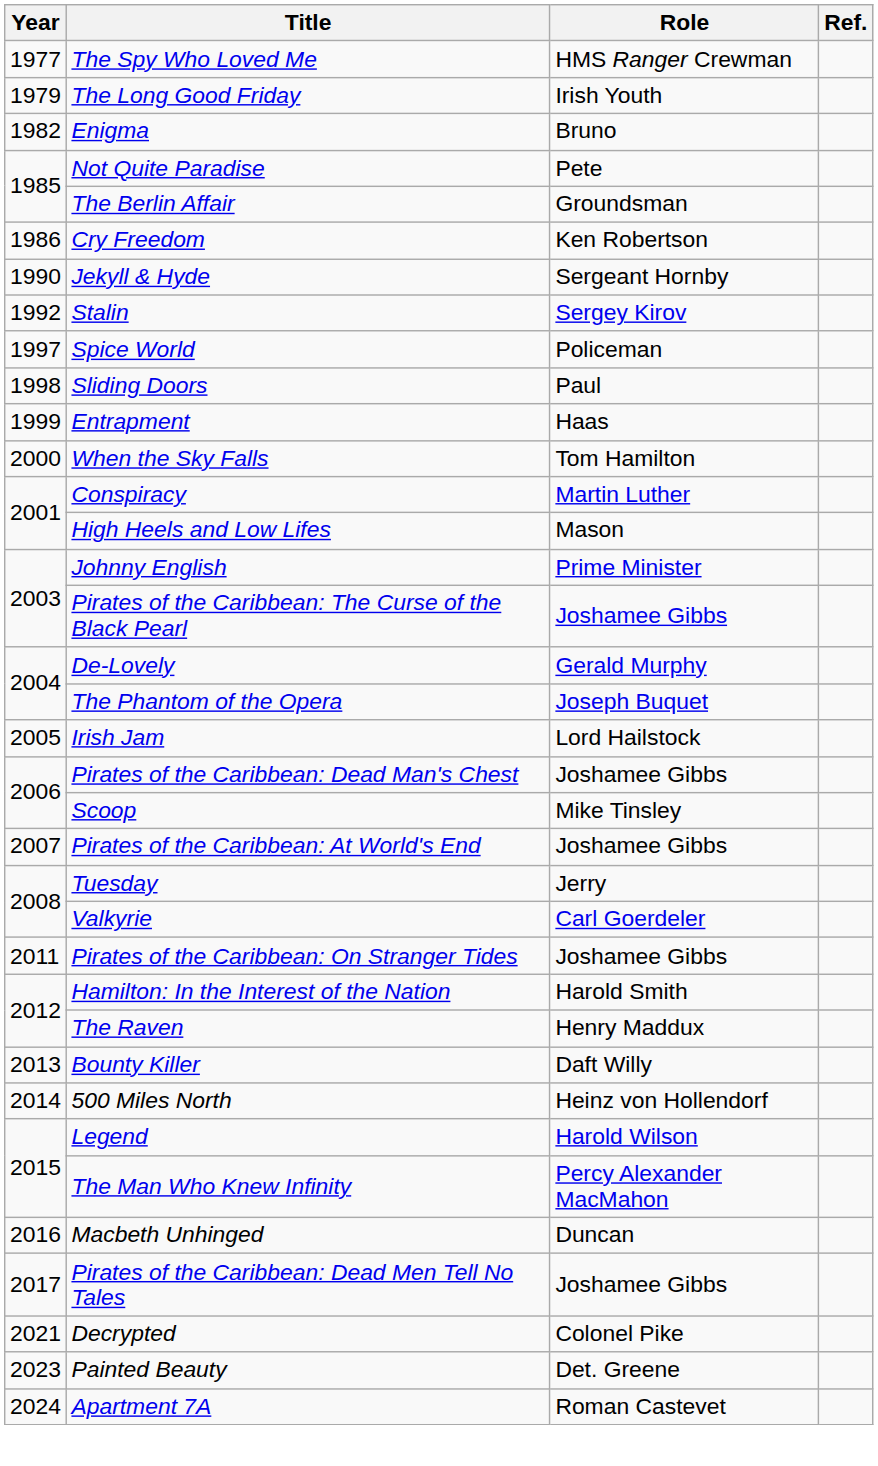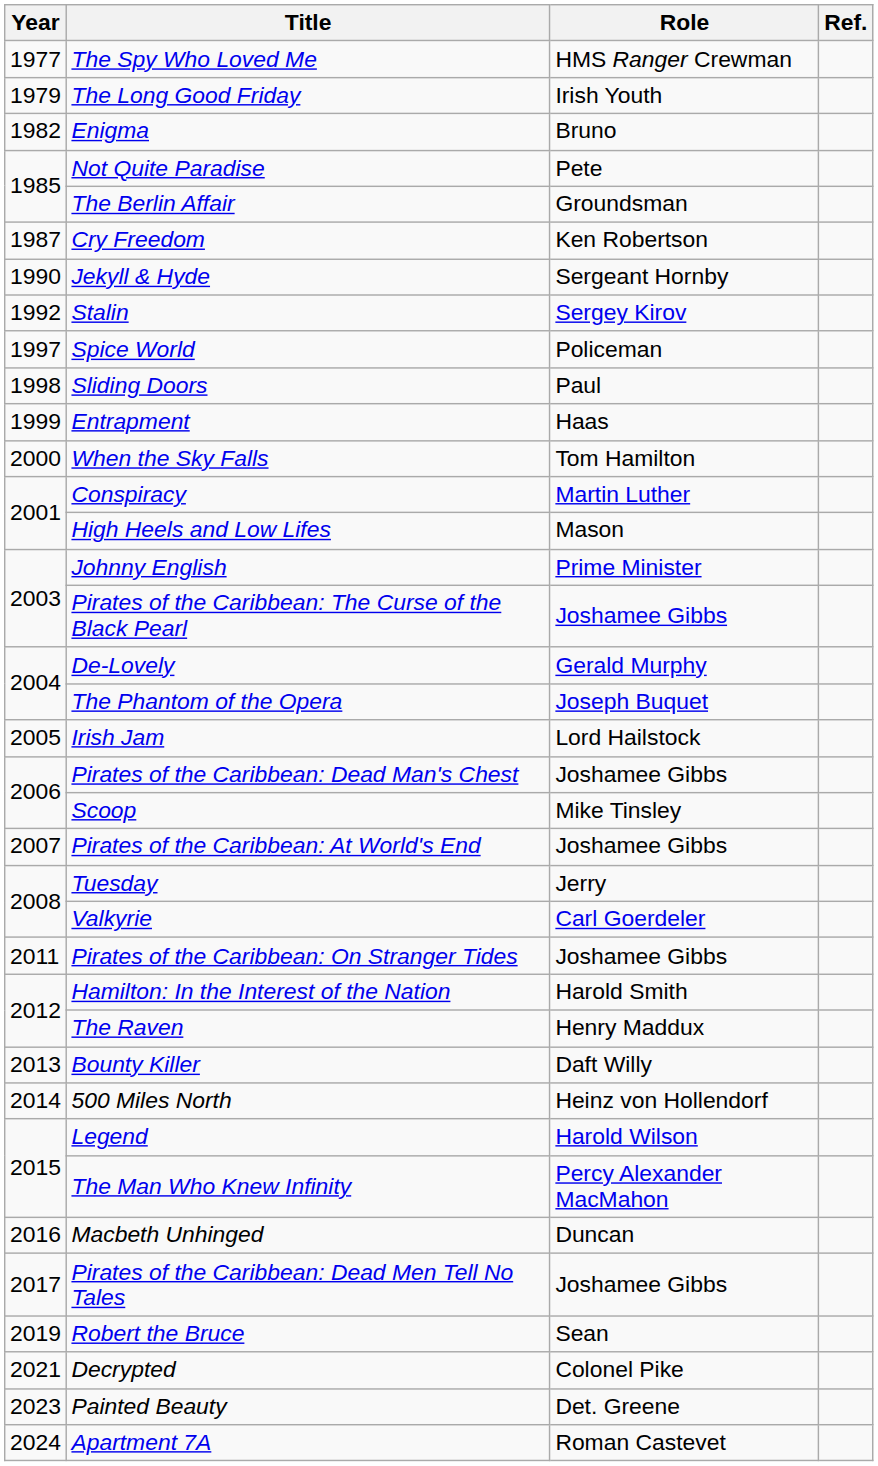(35, 240) 1986 -> (35, 240) 1987
+ row: (158, 1333)
